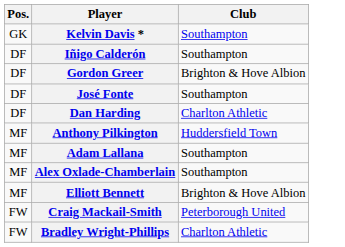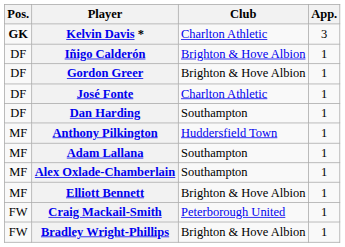+ column: (324, 14)
(18, 34) normal -> (18, 34) bold
(214, 34) Southampton -> (224, 34) Charlton Athletic
(214, 53) Southampton -> (243, 53) Brighton & Hove Albion
(214, 93) Southampton -> (224, 93) Charlton Athletic
(224, 113) Charlton Athletic -> (214, 113) Southampton
(224, 232) Charlton Athletic -> (243, 232) Brighton & Hove Albion
